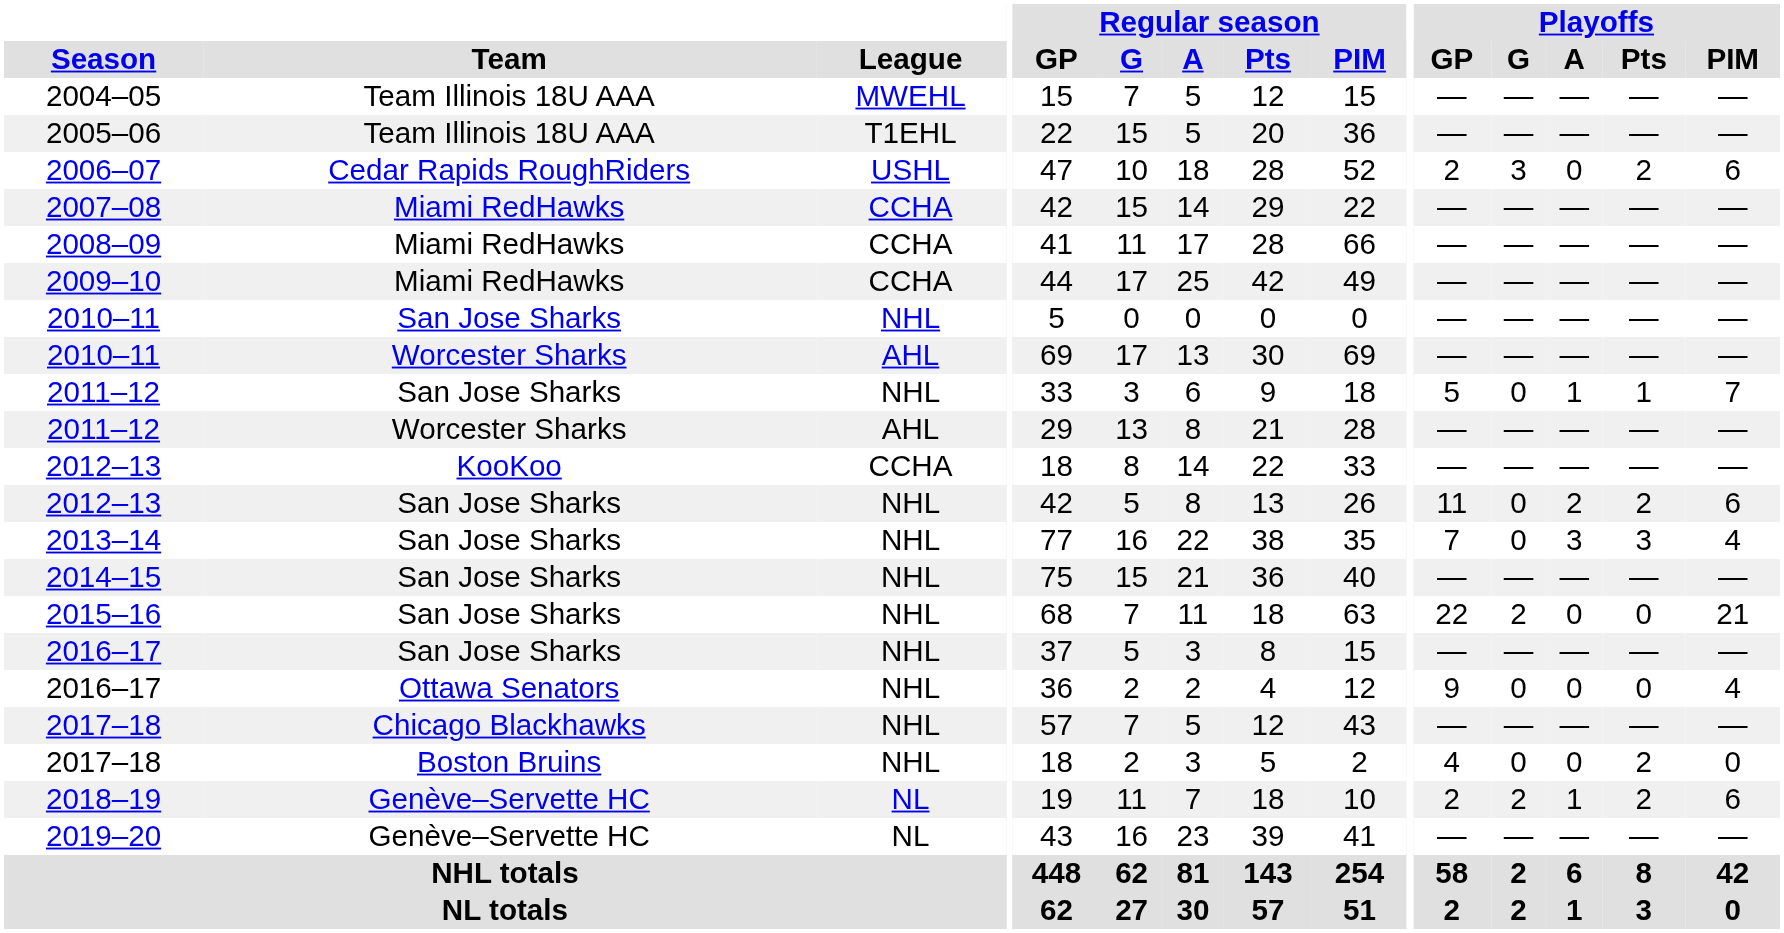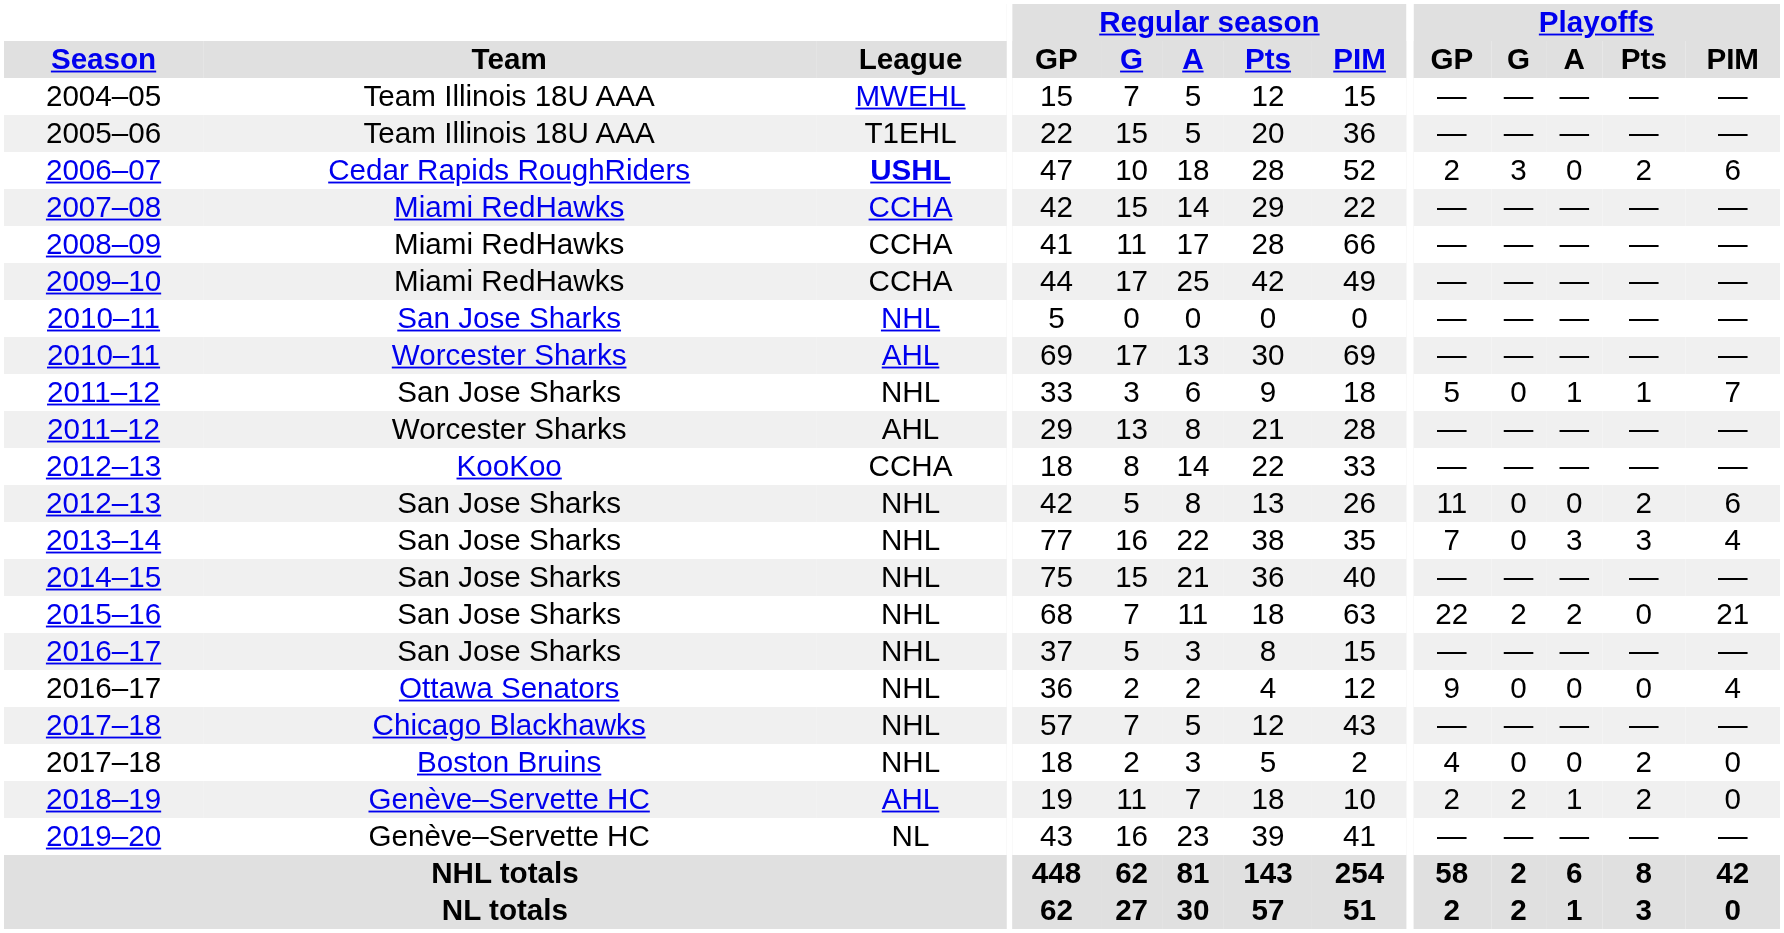(911, 170) normal -> (911, 170) bold
(1574, 503) 2 -> (1574, 503) 0
(1574, 614) 0 -> (1574, 614) 2
(911, 799) NL -> (911, 799) AHL
(1733, 799) 6 -> (1733, 799) 0
